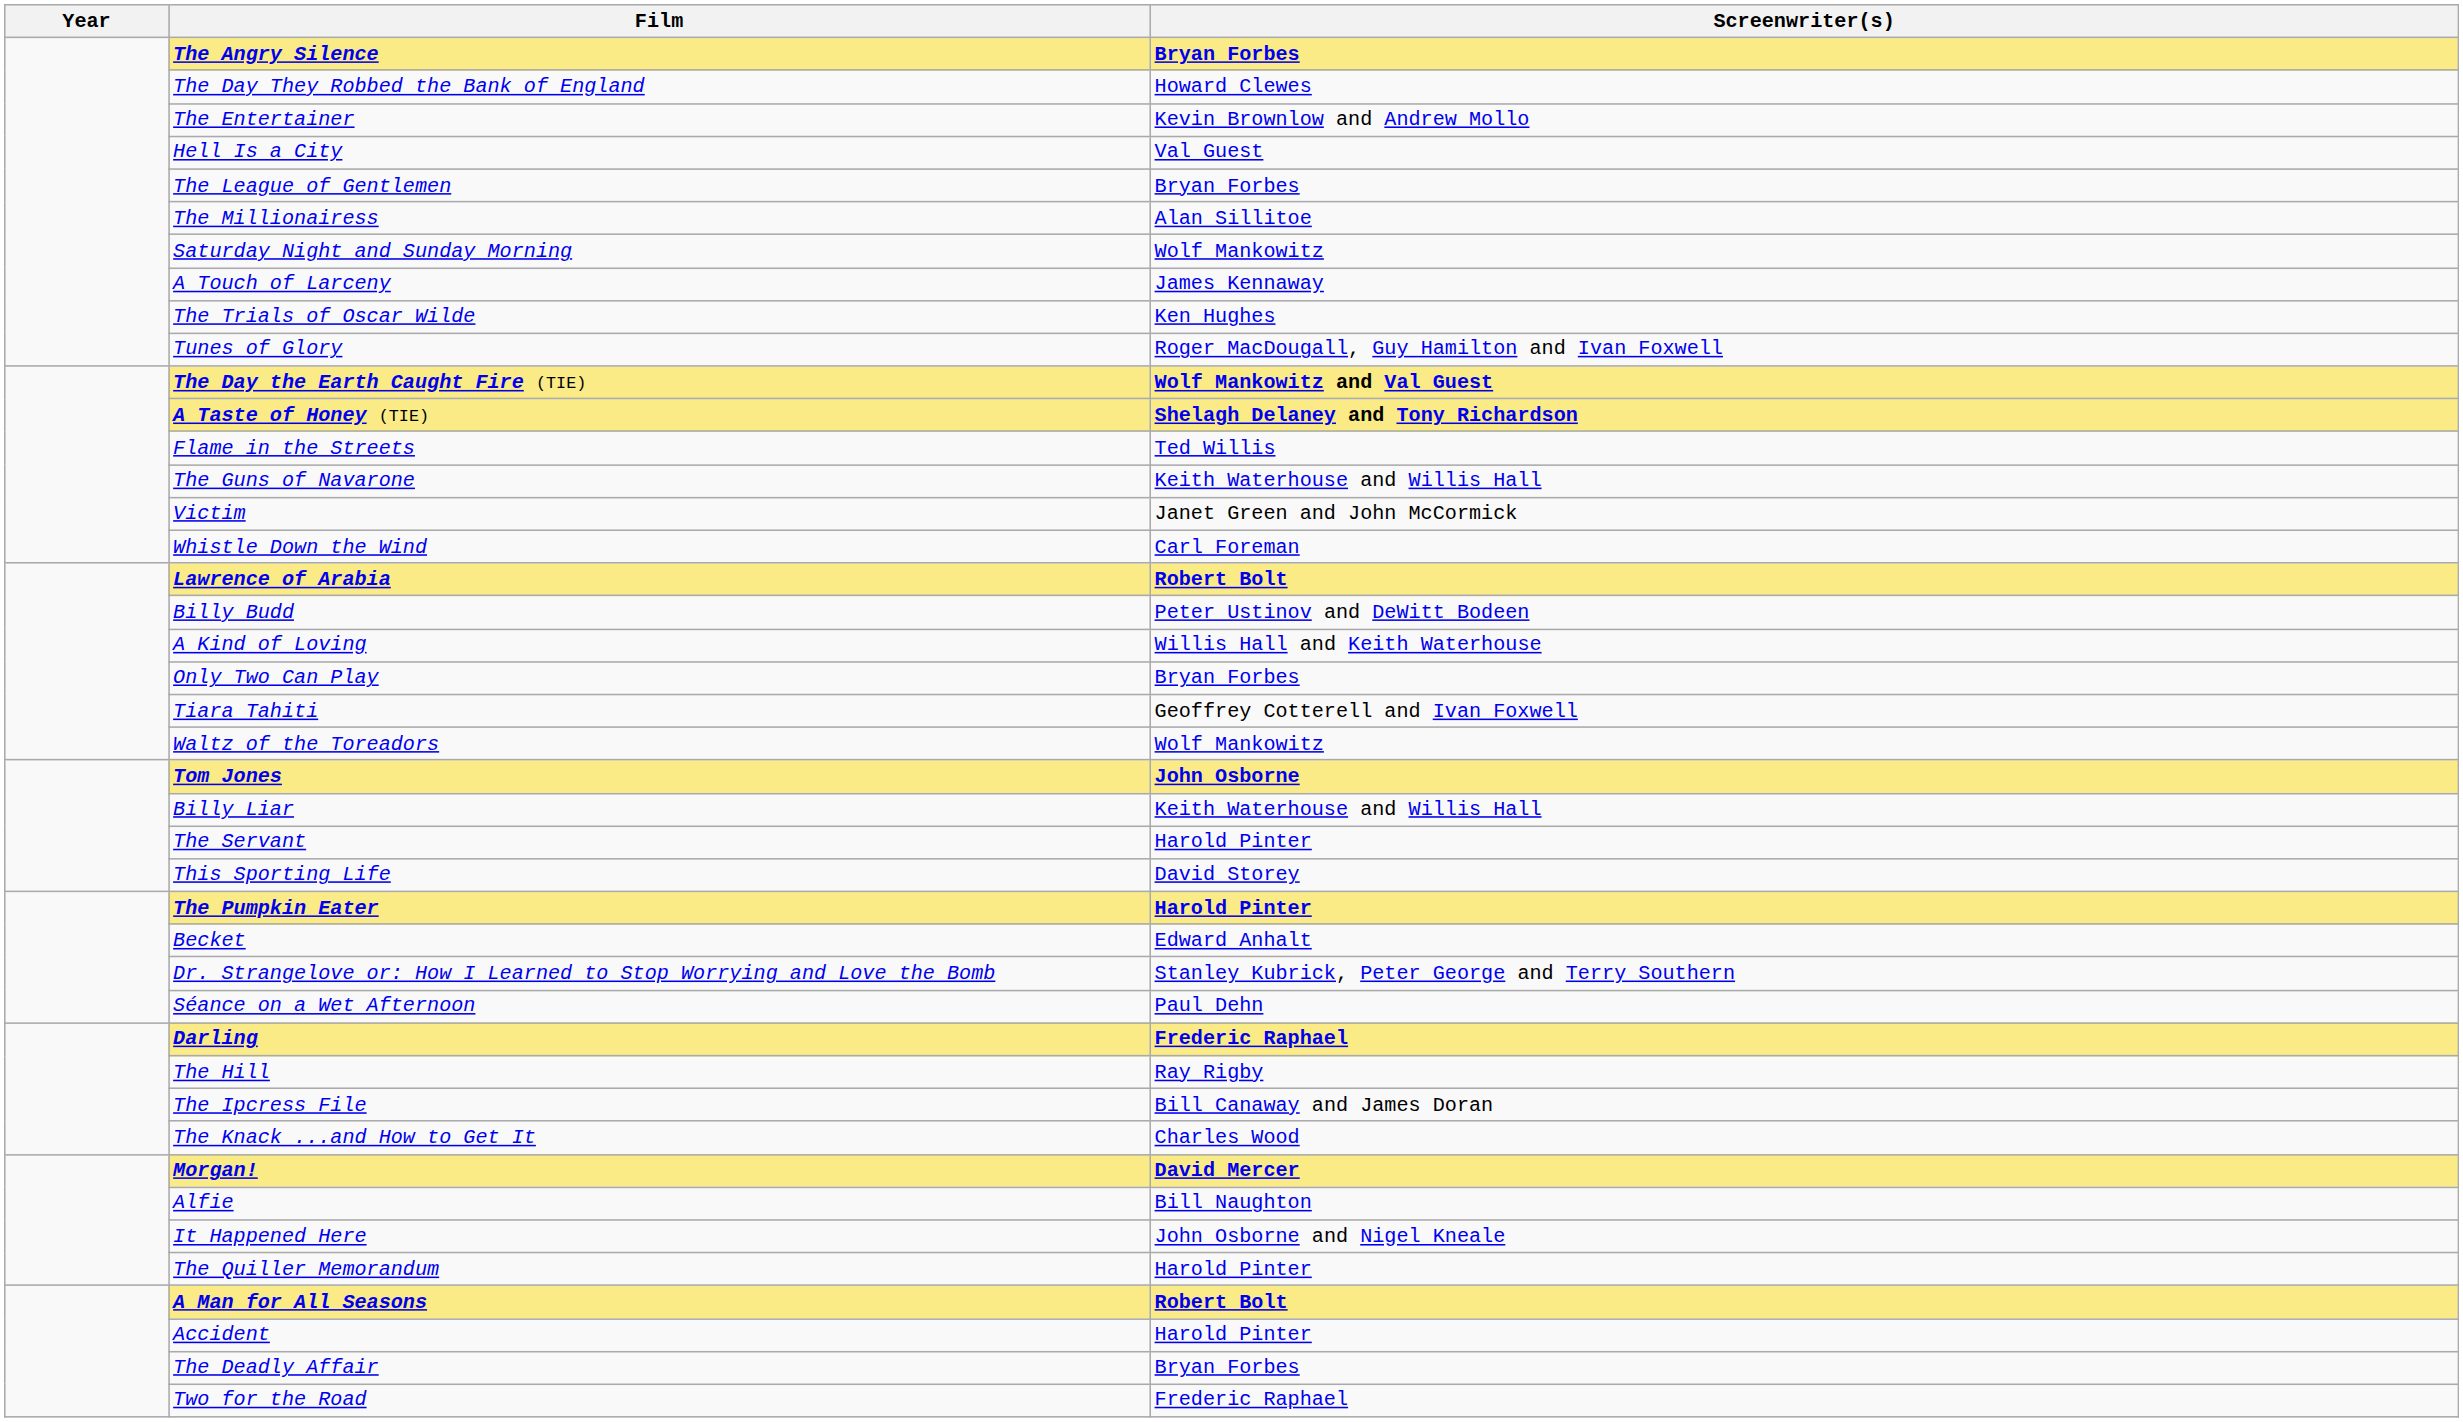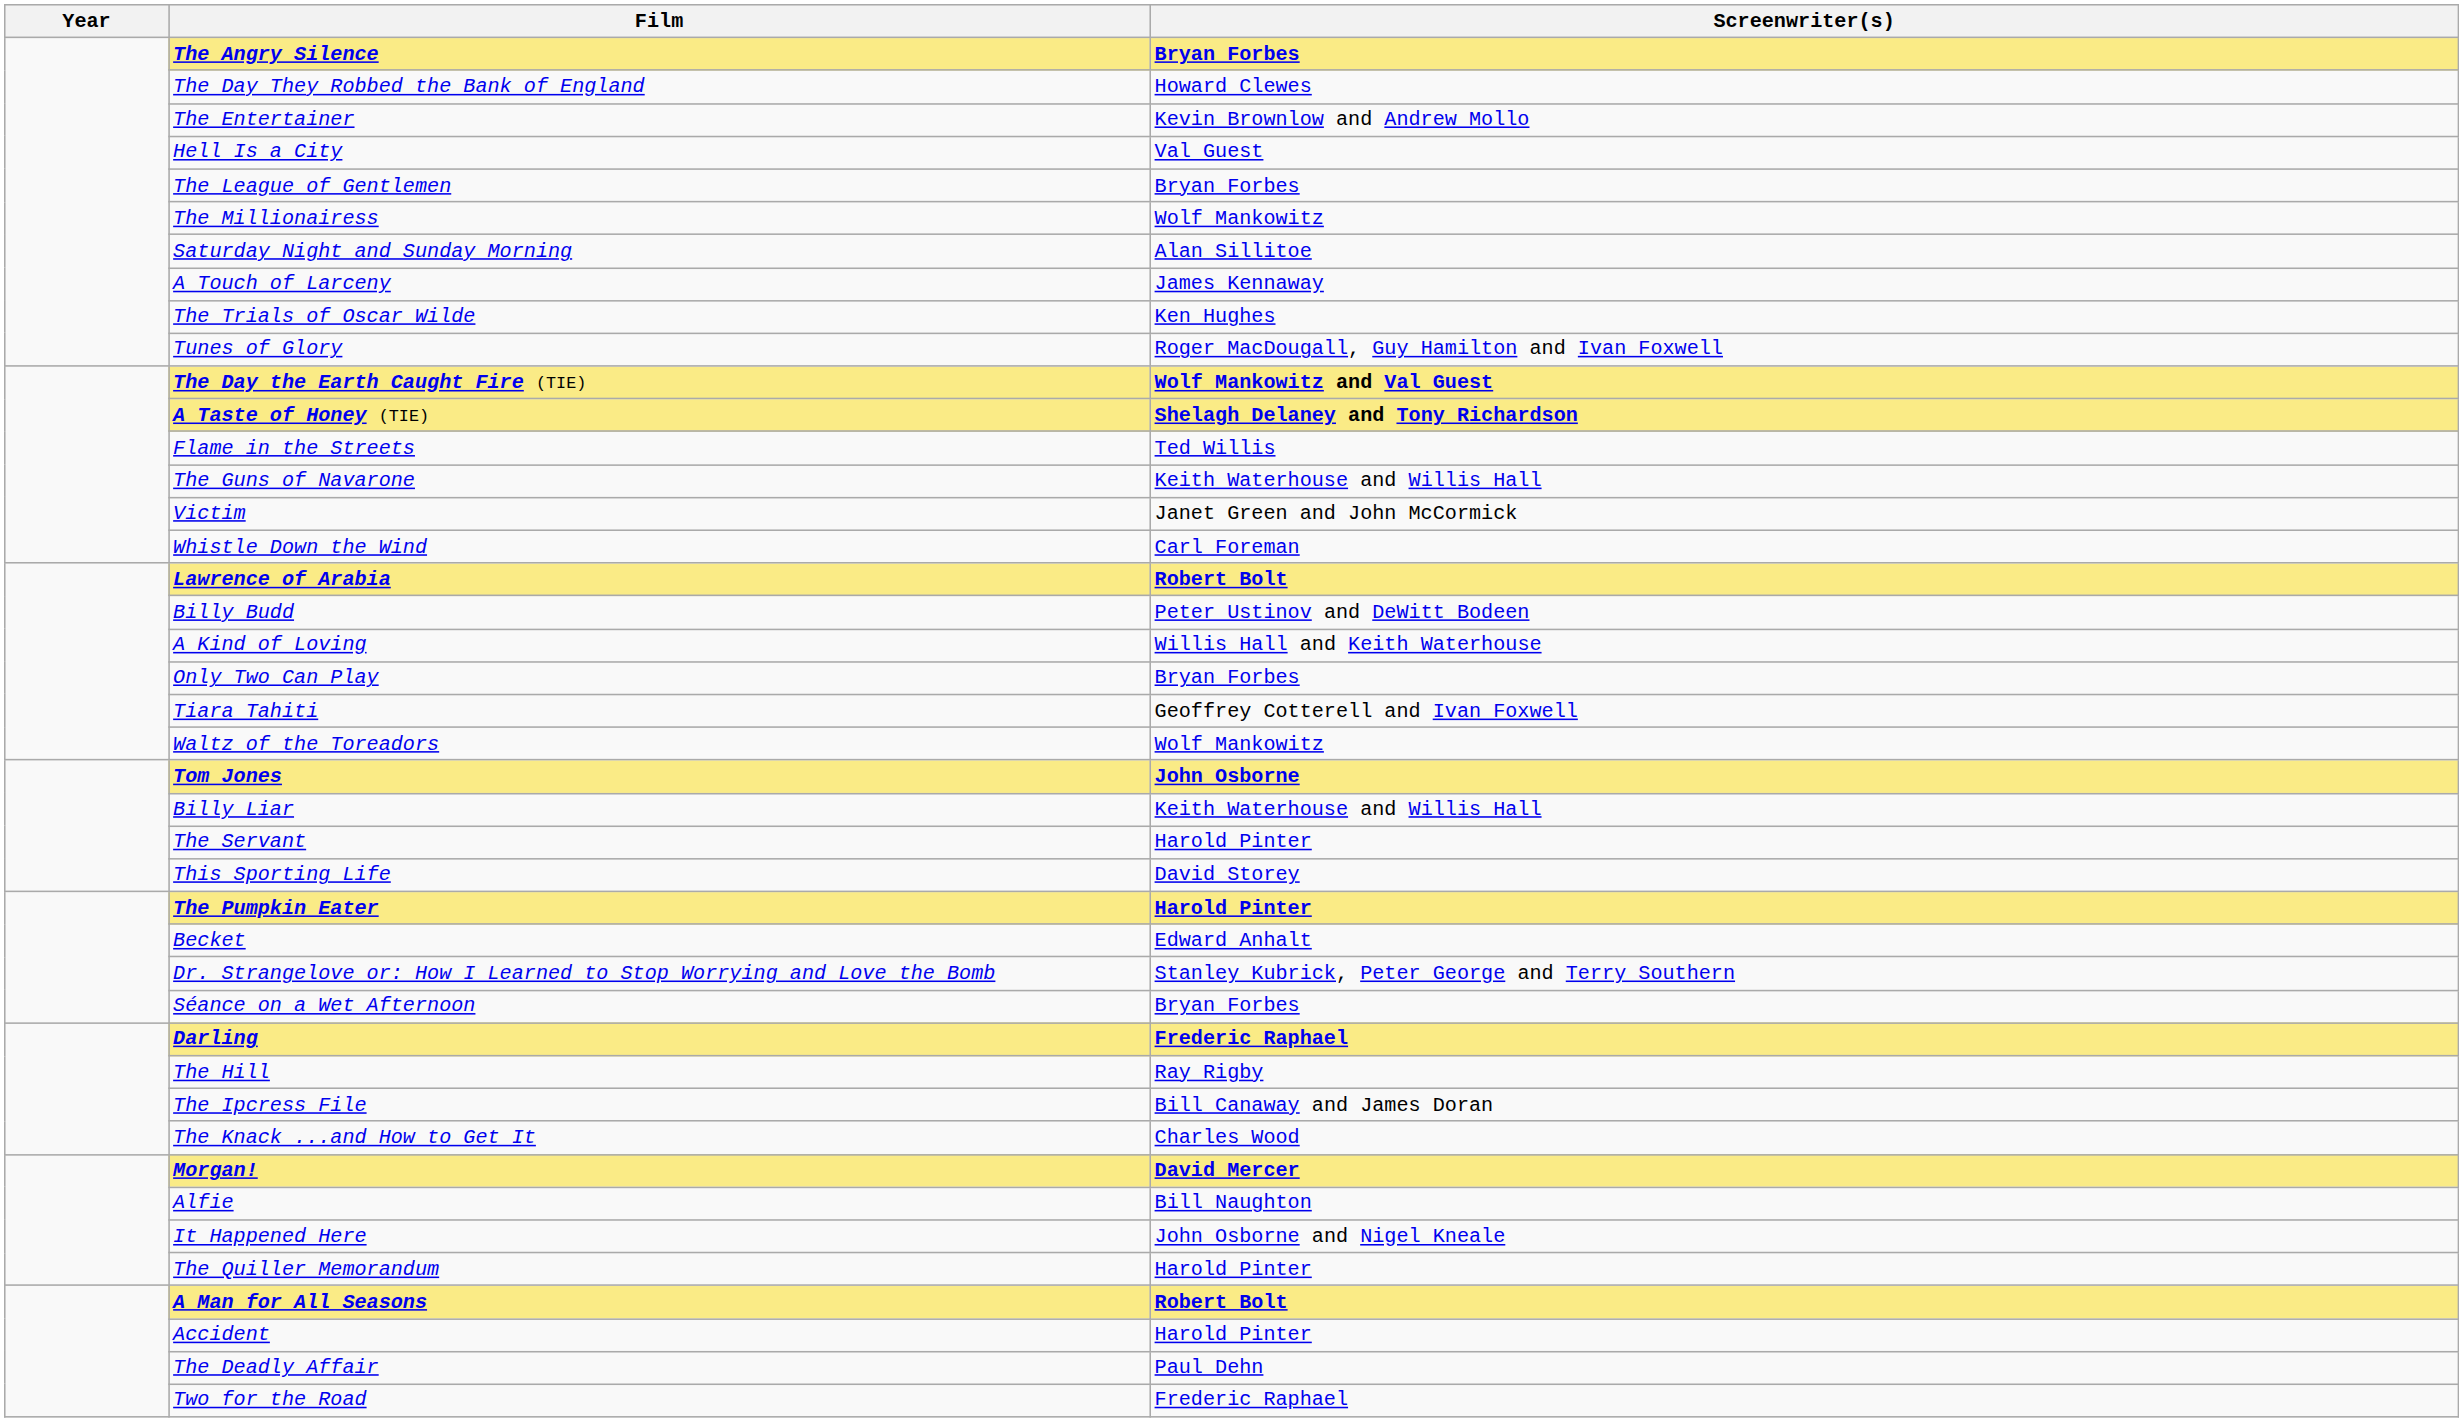(1233, 218) Alan Sillitoe -> (1239, 218) Wolf Mankowitz
(1239, 251) Wolf Mankowitz -> (1233, 251) Alan Sillitoe
(1209, 1006) Paul Dehn -> (1227, 1006) Bryan Forbes
(1227, 1368) Bryan Forbes -> (1209, 1368) Paul Dehn
